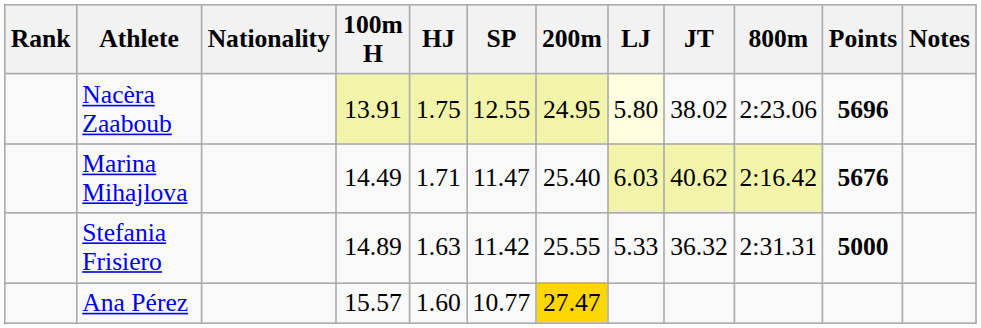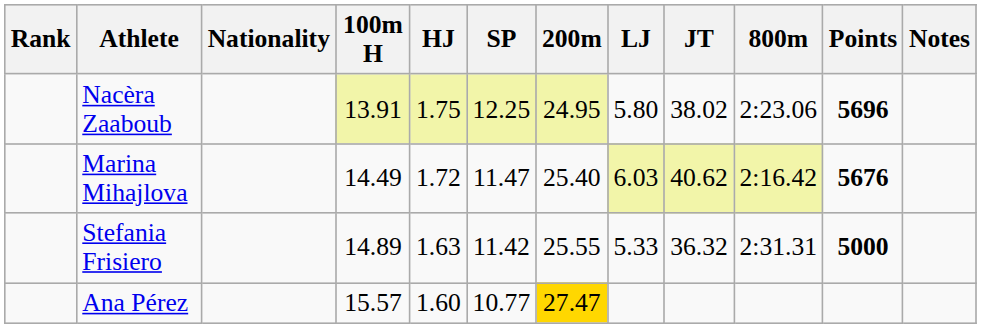(501, 108) 12.55 -> (501, 108) 12.25
(636, 108) lightyellow background -> (636, 108) no background
(438, 178) 1.71 -> (438, 178) 1.72
